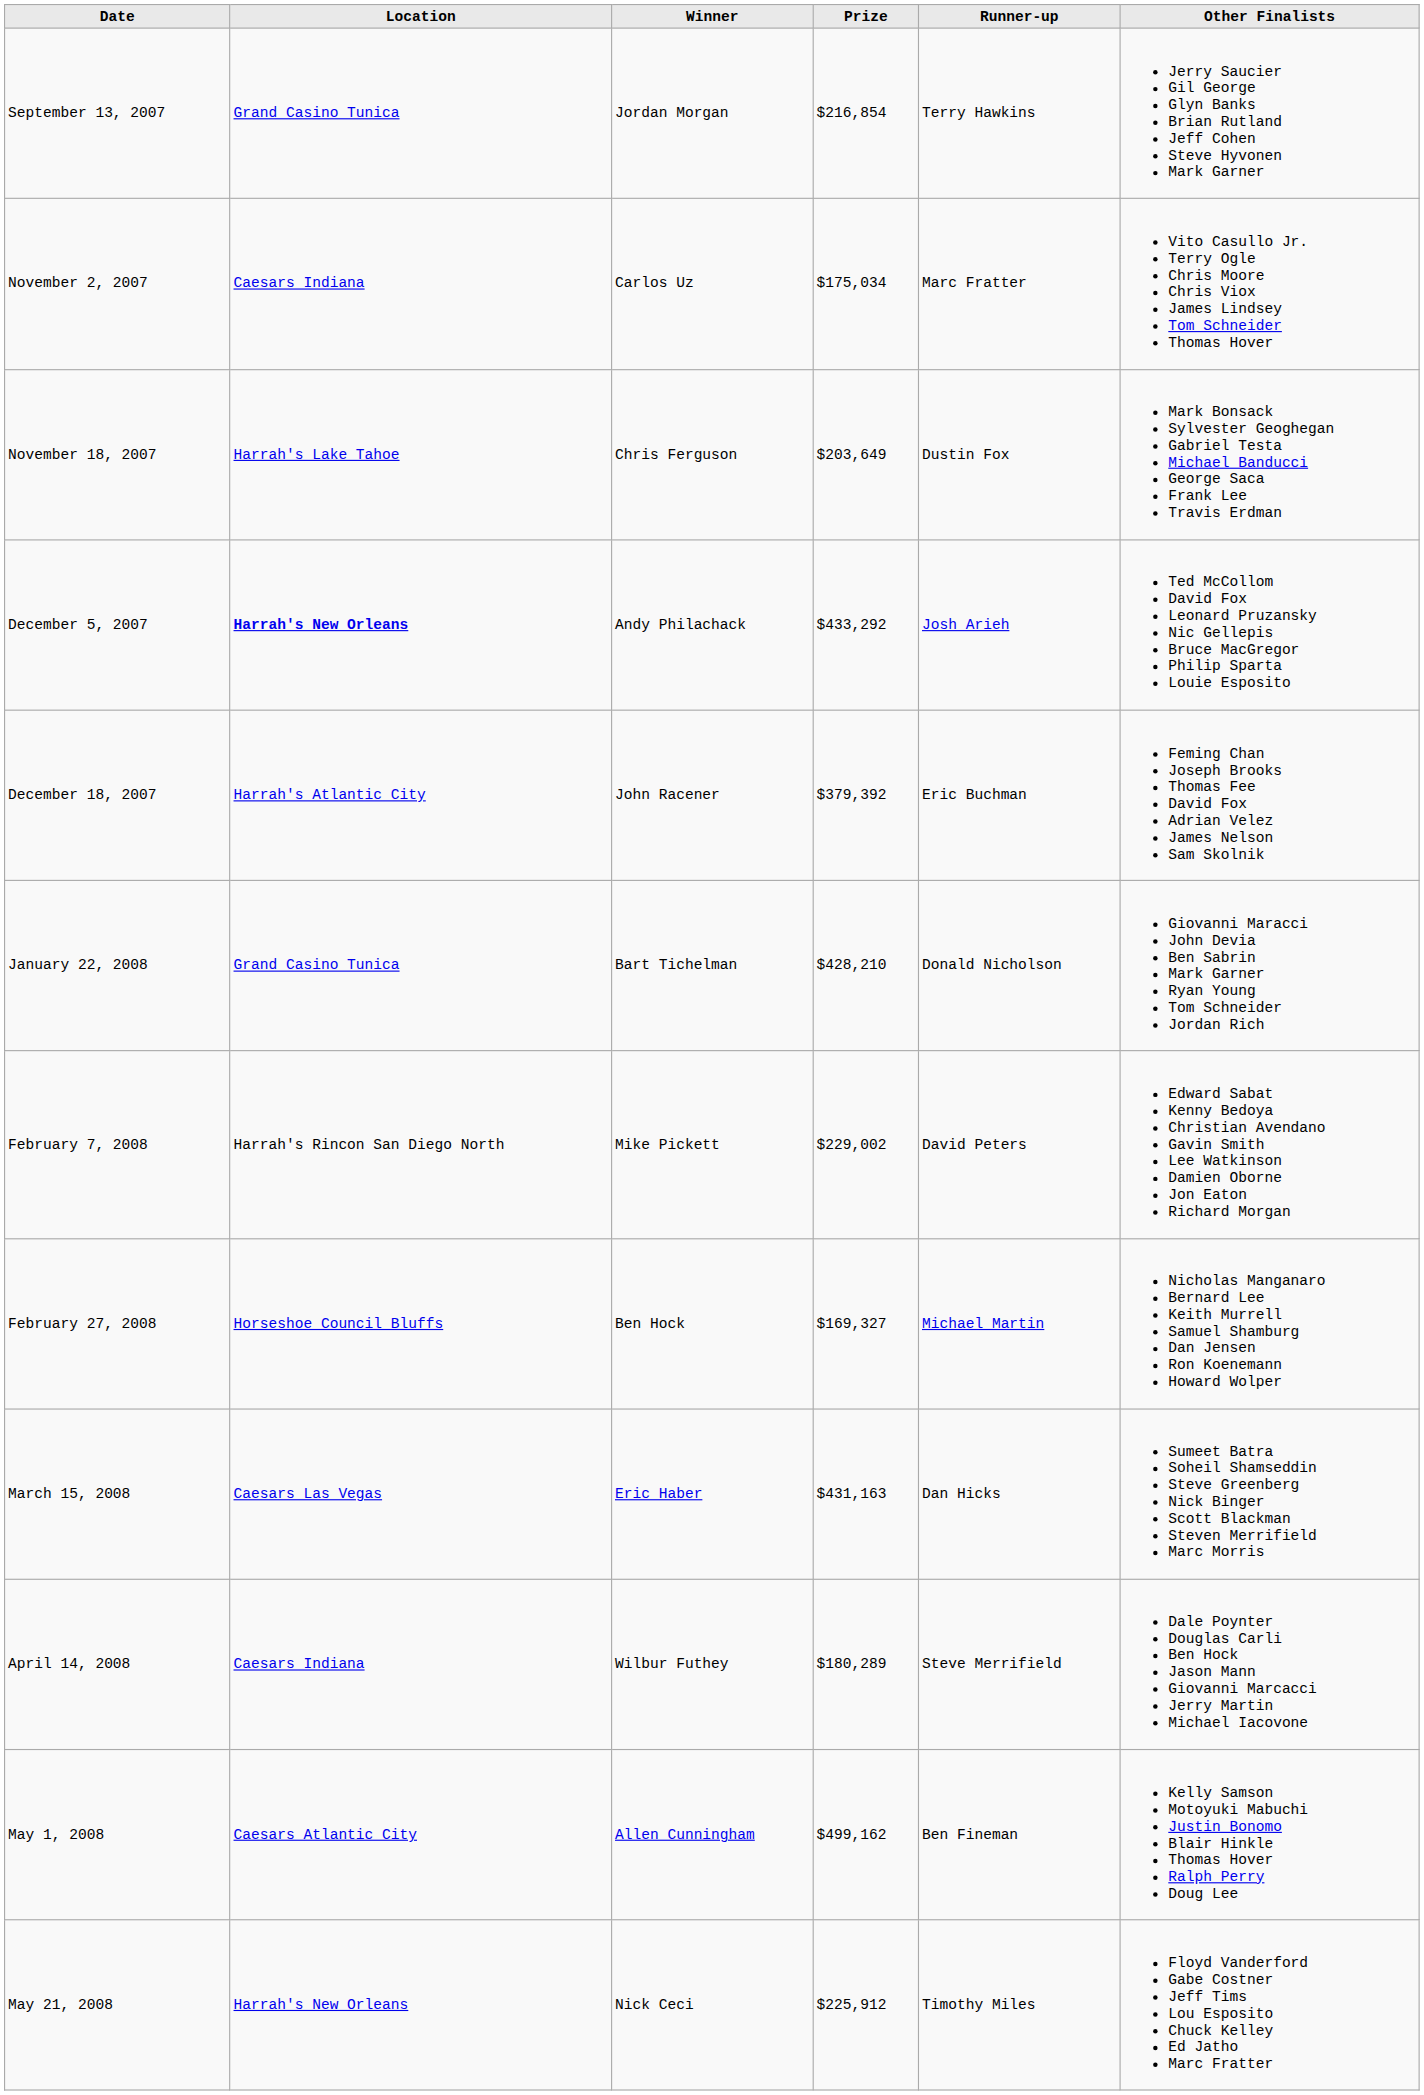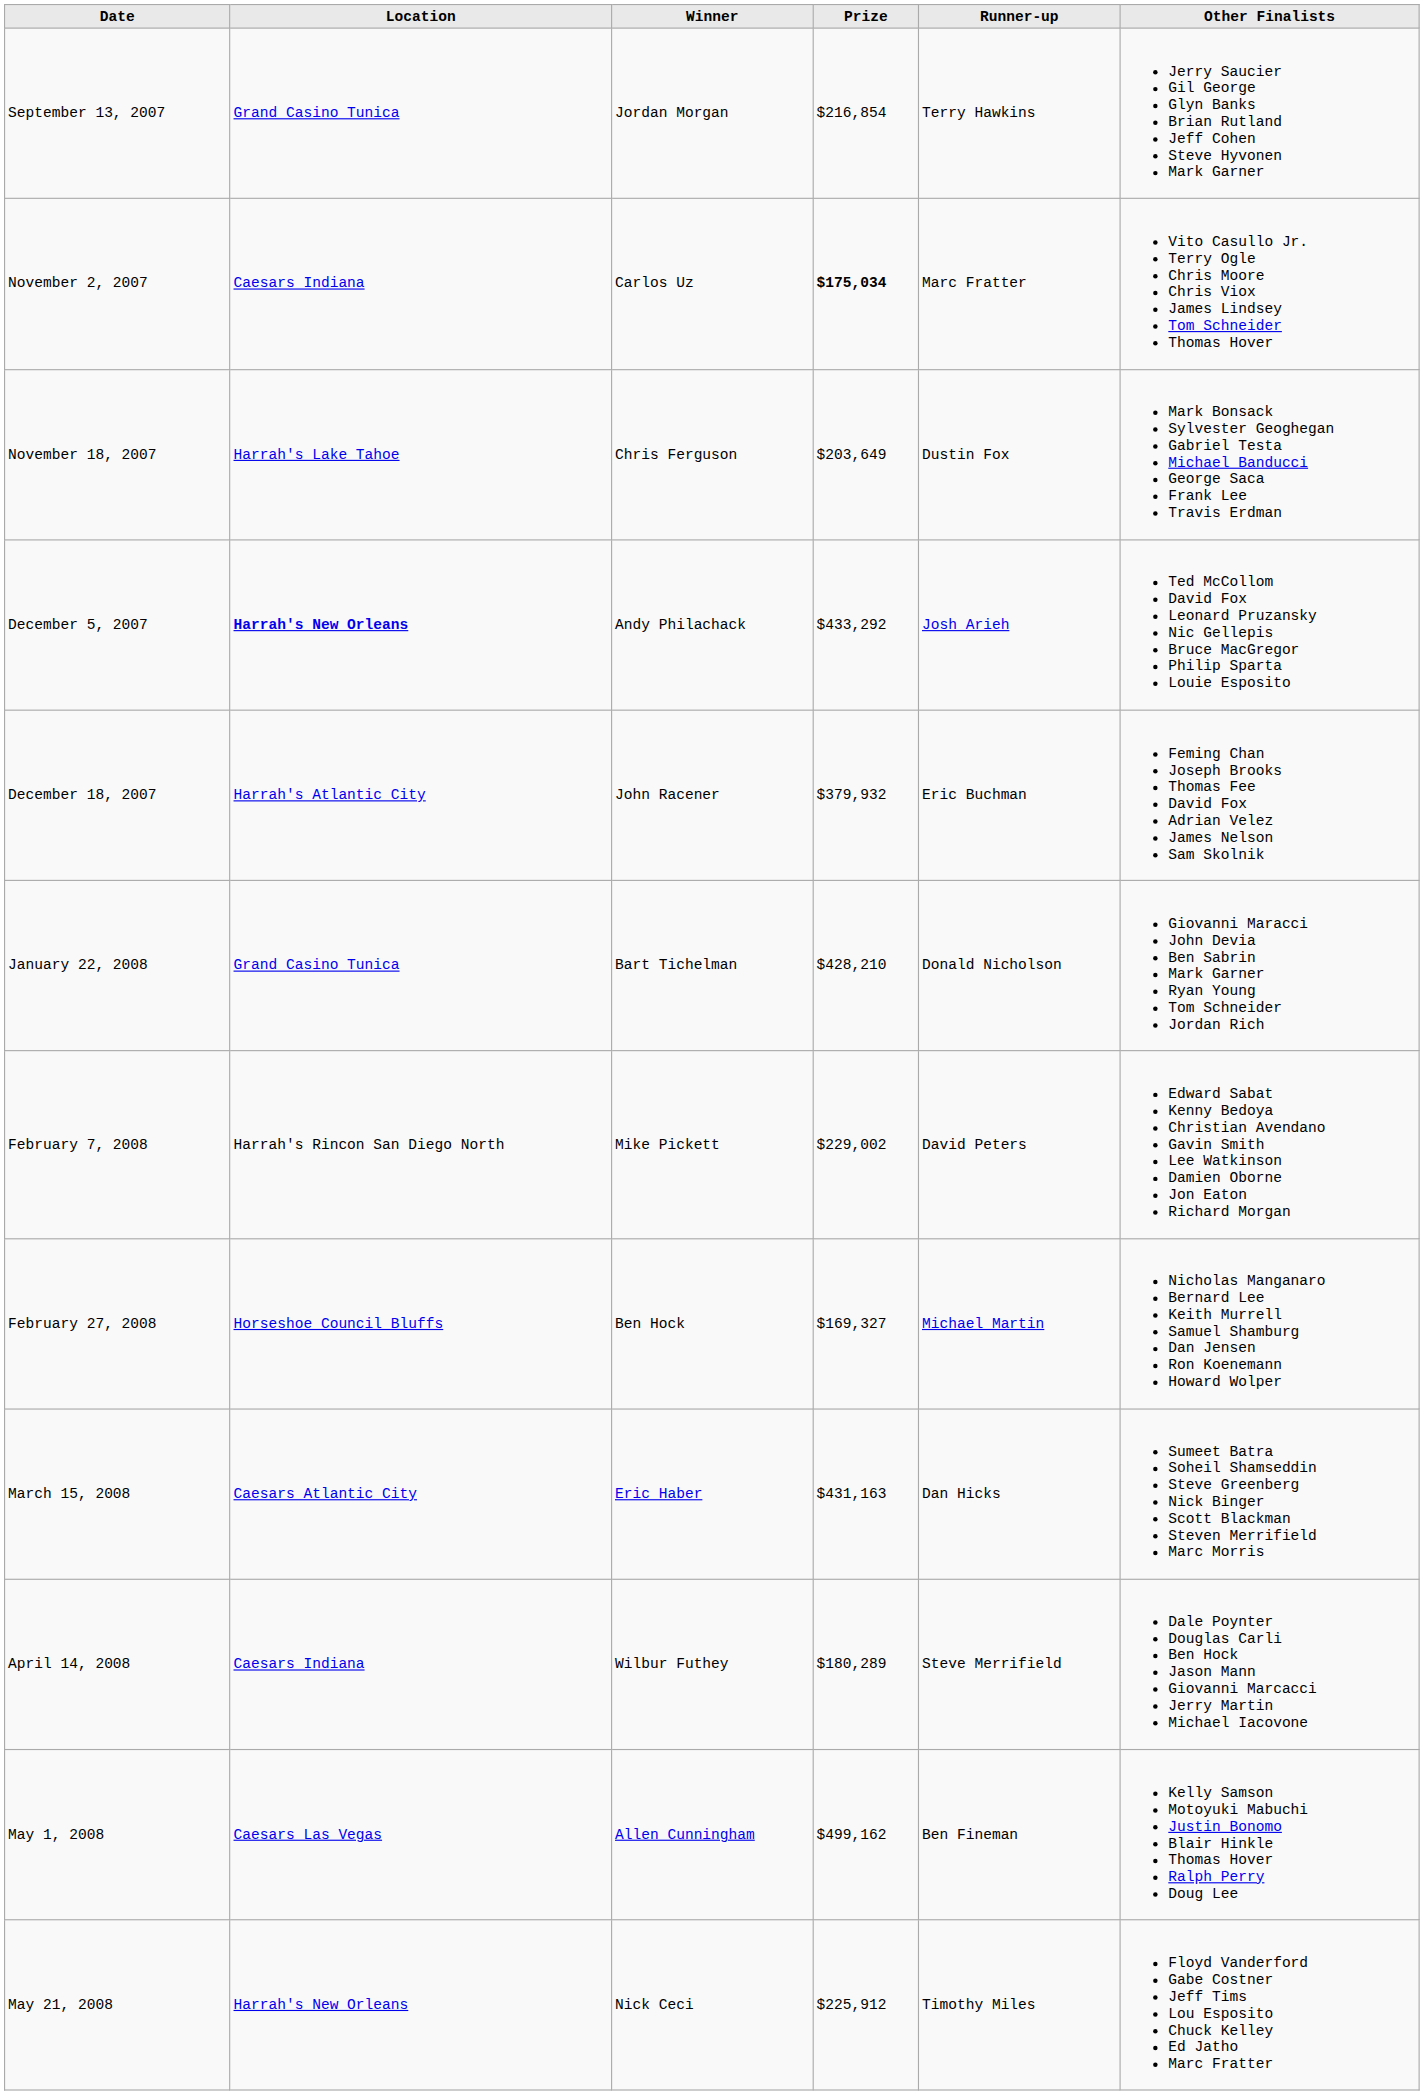(851, 284) normal -> (851, 284) bold
(851, 795) $379,392 -> (851, 795) $379,932
(308, 1494) Caesars Las Vegas -> (325, 1494) Caesars Atlantic City
(325, 1835) Caesars Atlantic City -> (308, 1835) Caesars Las Vegas
